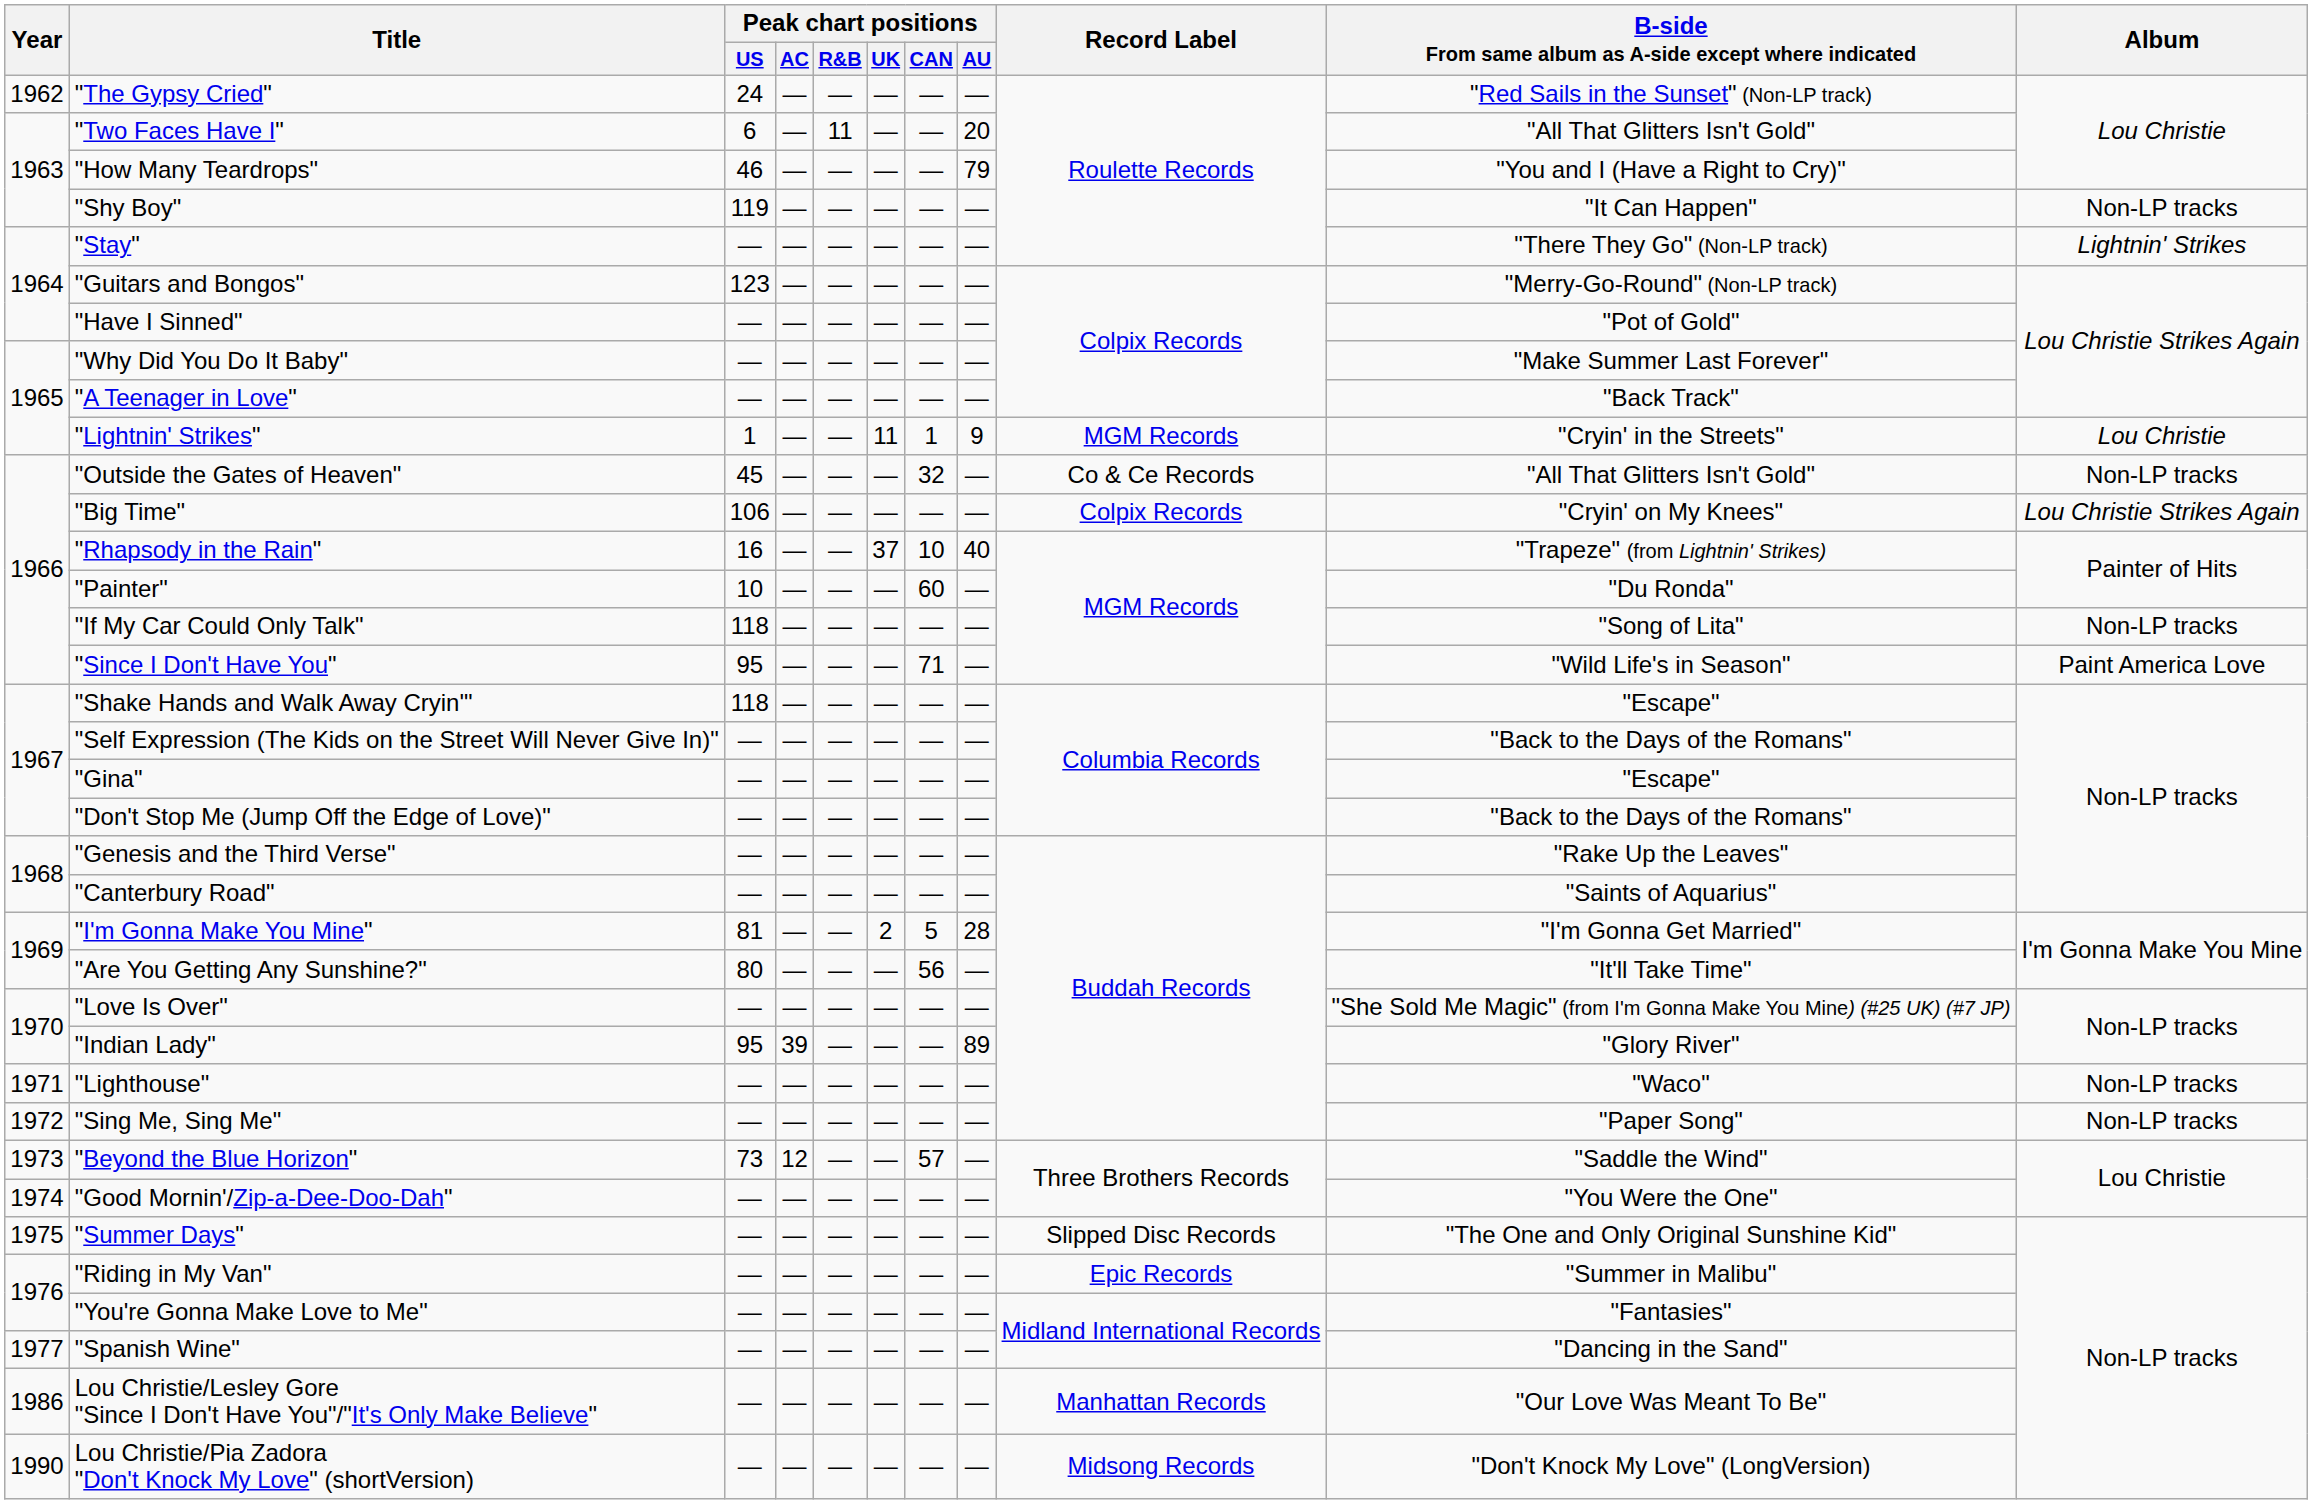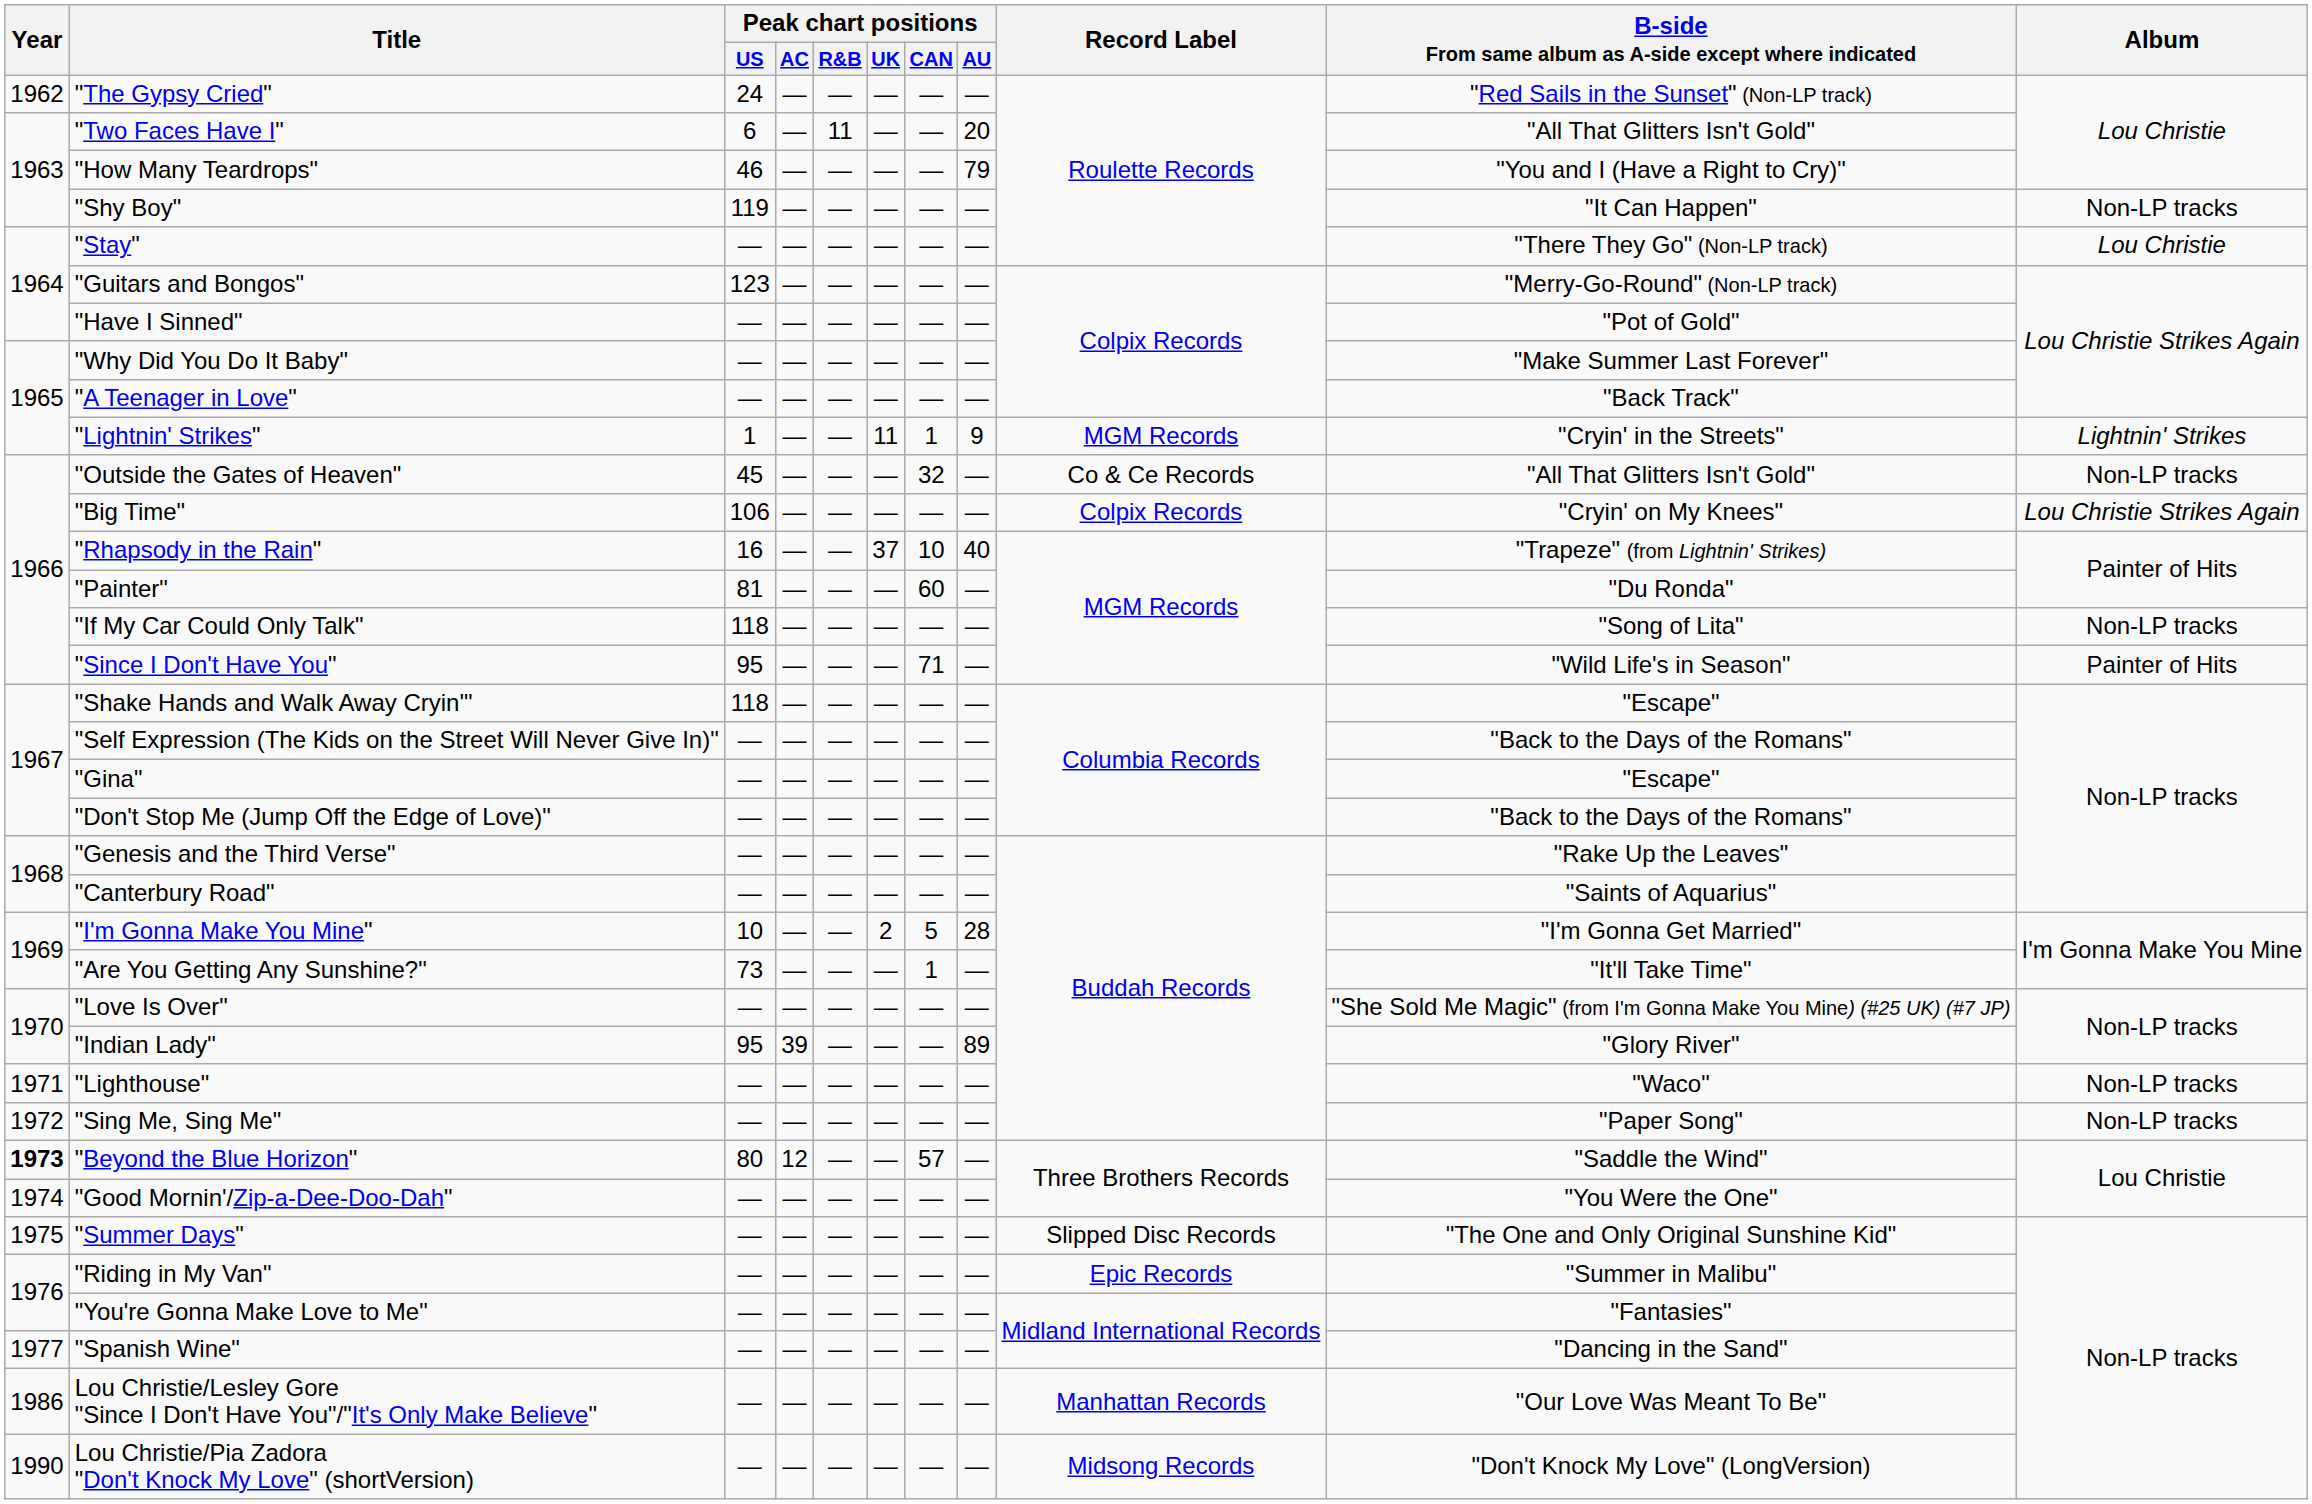(2162, 245) Lightnin' Strikes -> (2162, 245) Lou Christie
(2162, 436) Lou Christie -> (2162, 436) Lightnin' Strikes
(750, 588) 10 -> (750, 588) 81
(2162, 664) Paint America Love -> (2162, 664) Painter of Hits
(750, 930) 81 -> (750, 930) 10
(750, 968) 80 -> (750, 968) 73
(931, 968) 56 -> (931, 968) 1
(37, 1159) normal -> (37, 1159) bold
(750, 1159) 73 -> (750, 1159) 80
